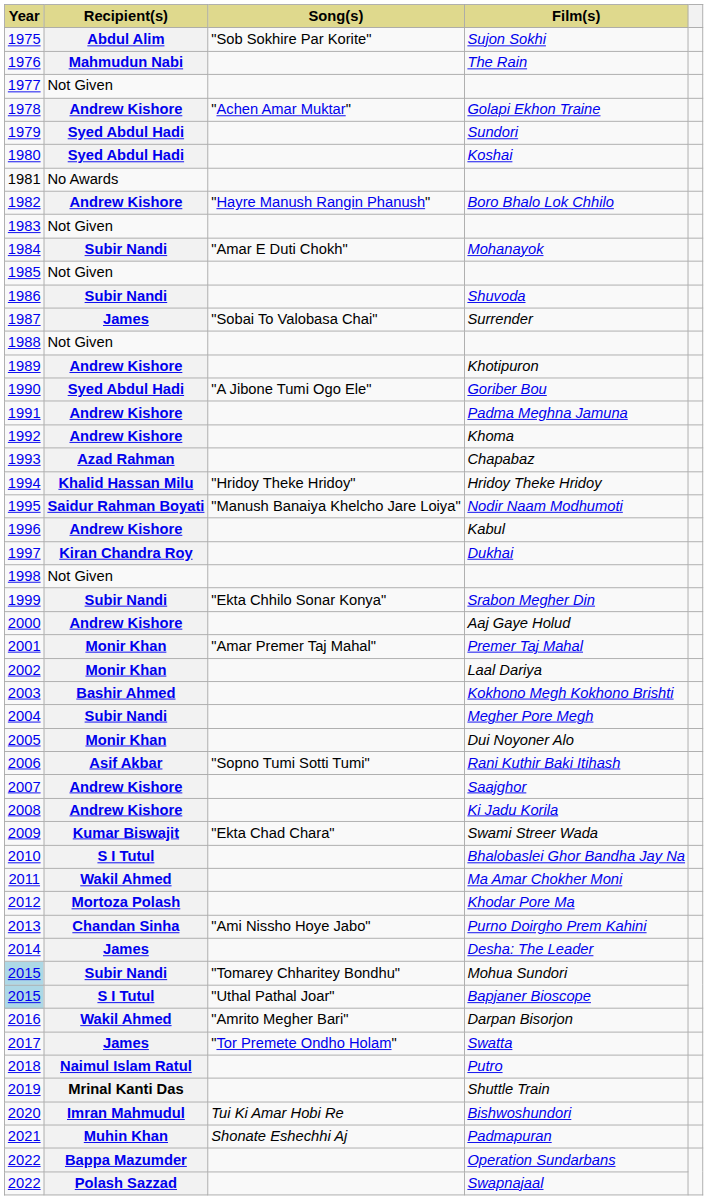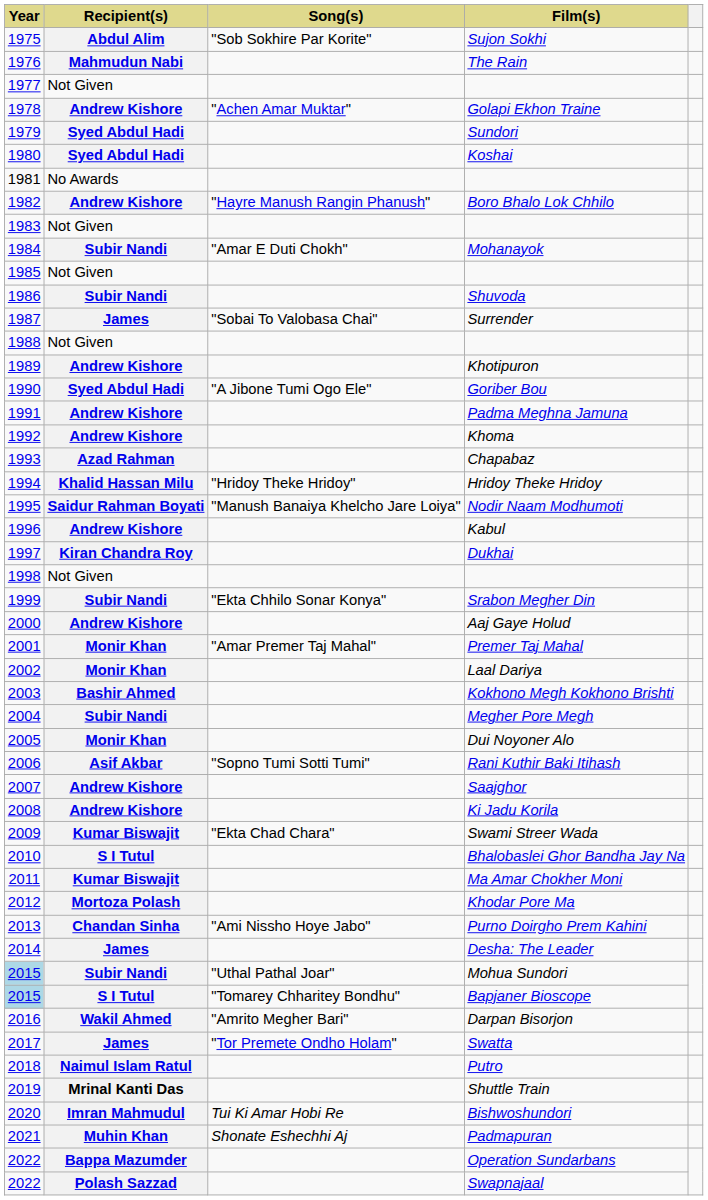(126, 879) Wakil Ahmed -> (126, 879) Kumar Biswajit
(306, 973) "Tomarey Chharitey Bondhu" -> (273, 973) "Uthal Pathal Joar"
(273, 996) "Uthal Pathal Joar" -> (306, 996) "Tomarey Chharitey Bondhu"
